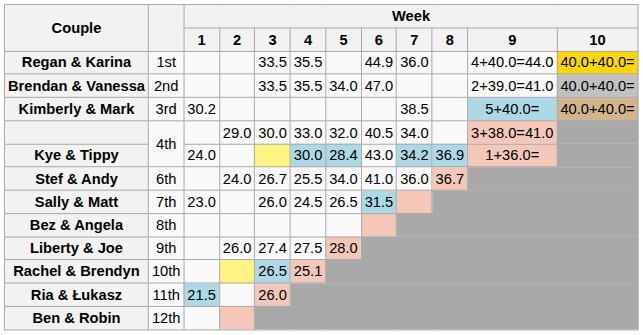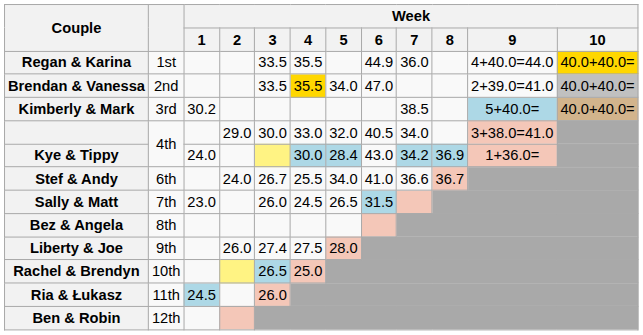(308, 86) no background -> (308, 86) gold background
(414, 179) 36.0 -> (414, 179) 36.6
(308, 272) 25.1 -> (308, 272) 25.0
(202, 295) 21.5 -> (202, 295) 24.5
